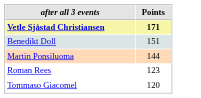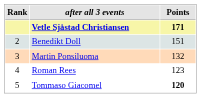+ column: (17, 12)
(153, 56) 144 -> (178, 56) 132
(153, 85) normal -> (178, 85) bold
